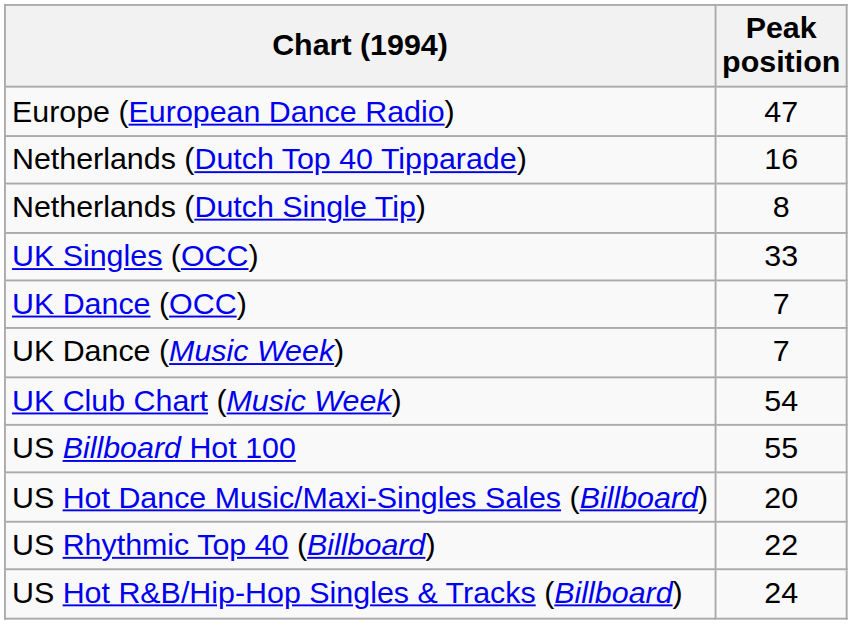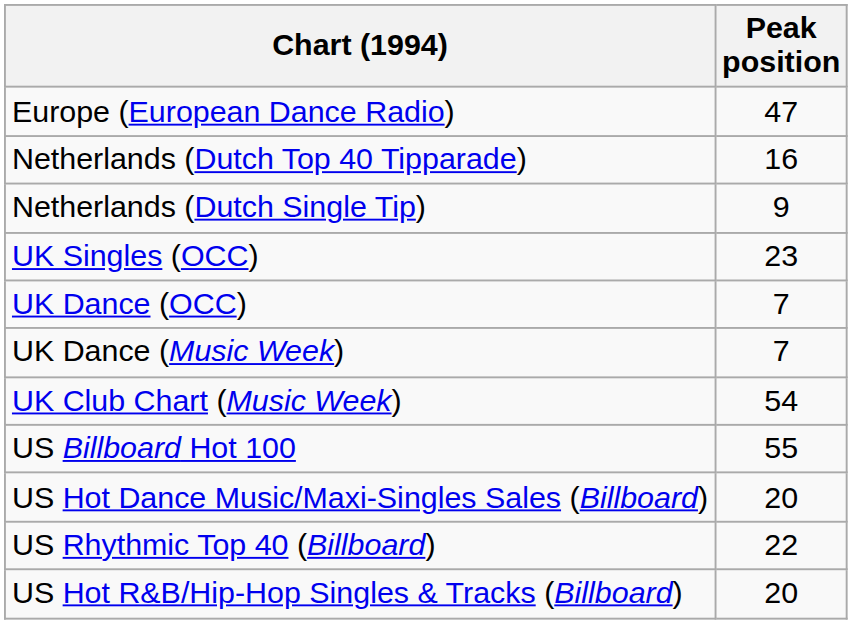(781, 207) 8 -> (781, 207) 9
(781, 255) 33 -> (781, 255) 23
(781, 593) 24 -> (781, 593) 20
